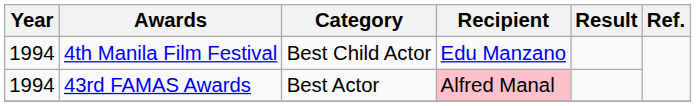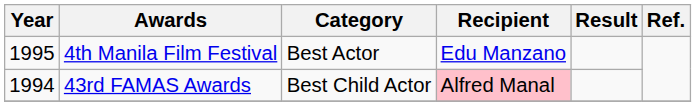(32, 52) 1994 -> (32, 52) 1995
(359, 52) Best Child Actor -> (333, 52) Best Actor
(333, 85) Best Actor -> (359, 85) Best Child Actor
